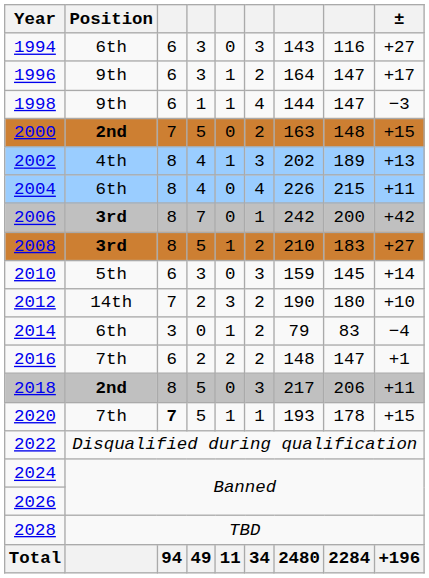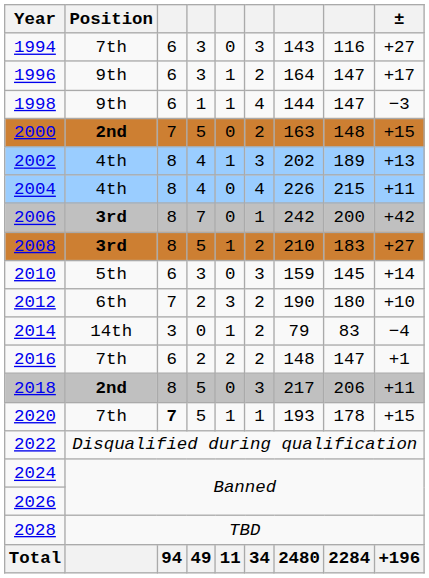(111, 47) 6th -> (111, 47) 7th
(111, 189) 6th -> (111, 189) 4th
(111, 303) 14th -> (111, 303) 6th
(111, 331) 6th -> (111, 331) 14th
